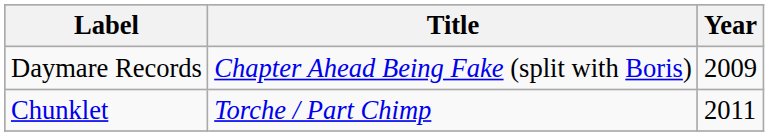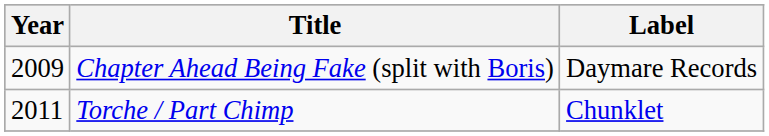columns swapped: (731, 25) <-> (106, 25)
